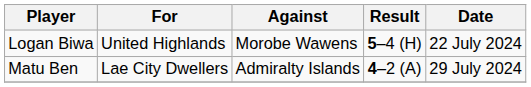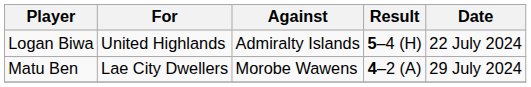(297, 43) Morobe Wawens -> (298, 43) Admiralty Islands
(298, 69) Admiralty Islands -> (297, 69) Morobe Wawens
